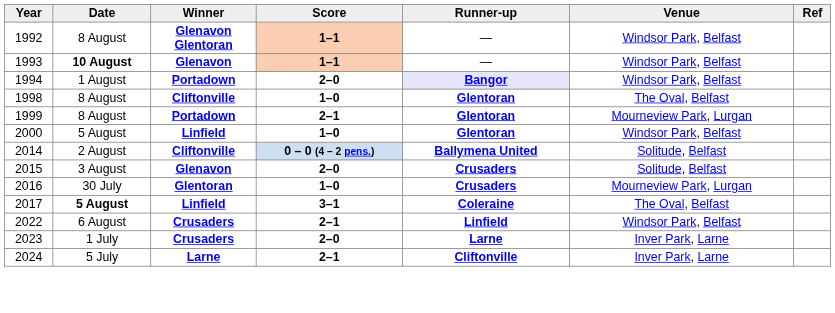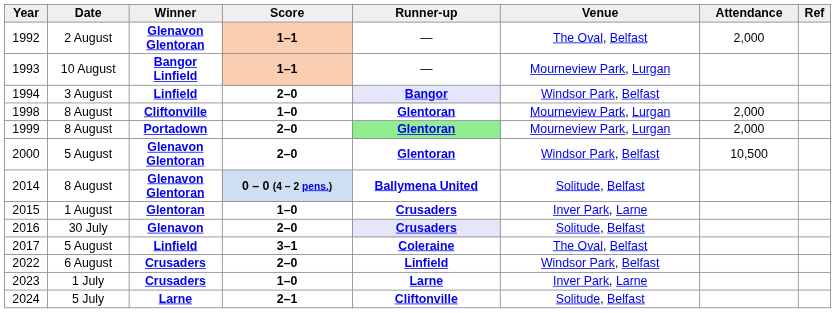+ column: (749, 13)
(102, 37) 8 August -> (88, 37) 2 August
(682, 37) Windsor Park, Belfast -> (600, 37) The Oval, Belfast
(102, 62) bold -> (88, 69) normal
(204, 62) Glenavon -> (175, 69) Bangor Linfield
(682, 62) Windsor Park, Belfast -> (600, 69) Mourneview Park, Lurgan
(102, 80) 1 August -> (88, 94) 3 August
(204, 80) Portadown -> (175, 94) Linfield
(682, 98) The Oval, Belfast -> (600, 111) Mourneview Park, Lurgan
(329, 115) 2–1 -> (287, 129) 2–0
(486, 115) no background -> (426, 129) lightgreen background
(204, 133) Linfield -> (175, 154) Glenavon Glentoran
(329, 133) 1–0 -> (287, 154) 2–0
(102, 151) 2 August -> (88, 185) 8 August
(204, 151) Cliftonville -> (175, 185) Glenavon Glentoran
(102, 168) 3 August -> (88, 210) 1 August
(204, 168) Glenavon -> (175, 210) Glentoran
(329, 168) 2–0 -> (287, 210) 1–0
(682, 168) Solitude, Belfast -> (600, 210) Inver Park, Larne
(204, 186) Glentoran -> (175, 228) Glenavon
(329, 186) 1–0 -> (287, 228) 2–0
(486, 186) no background -> (426, 228) lavender background
(682, 186) Mourneview Park, Lurgan -> (600, 228) Solitude, Belfast
(102, 204) bold -> (88, 245) normal
(329, 222) 2–1 -> (287, 263) 2–0
(329, 239) 2–0 -> (287, 281) 1–0
(682, 257) Inver Park, Larne -> (600, 299) Solitude, Belfast
